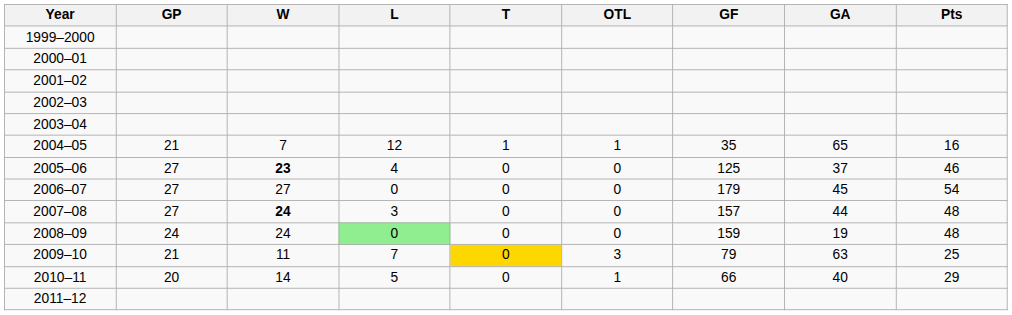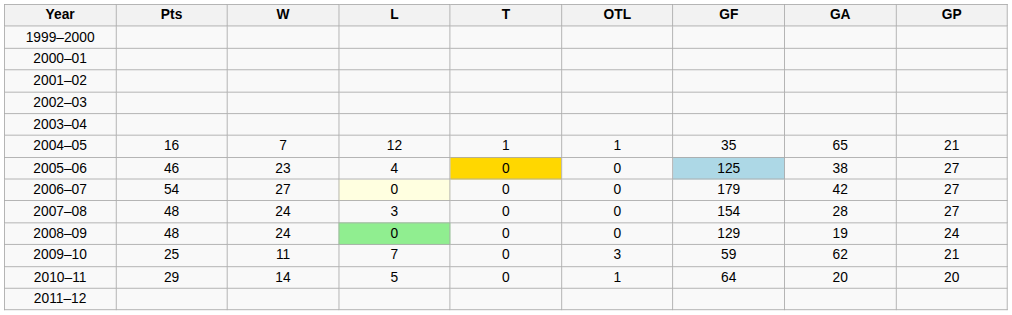columns swapped: (172, 15) <-> (952, 15)
(283, 168) bold -> (283, 168) normal
(506, 168) no background -> (506, 168) gold background
(729, 168) no background -> (729, 168) lightblue background
(840, 168) 37 -> (840, 168) 38
(394, 189) no background -> (394, 189) lightyellow background
(840, 189) 45 -> (840, 189) 42
(283, 211) bold -> (283, 211) normal
(729, 211) 157 -> (729, 211) 154
(840, 211) 44 -> (840, 211) 28
(729, 233) 159 -> (729, 233) 129
(506, 255) gold background -> (506, 255) no background
(729, 255) 79 -> (729, 255) 59
(840, 255) 63 -> (840, 255) 62
(729, 277) 66 -> (729, 277) 64
(840, 277) 40 -> (840, 277) 20
